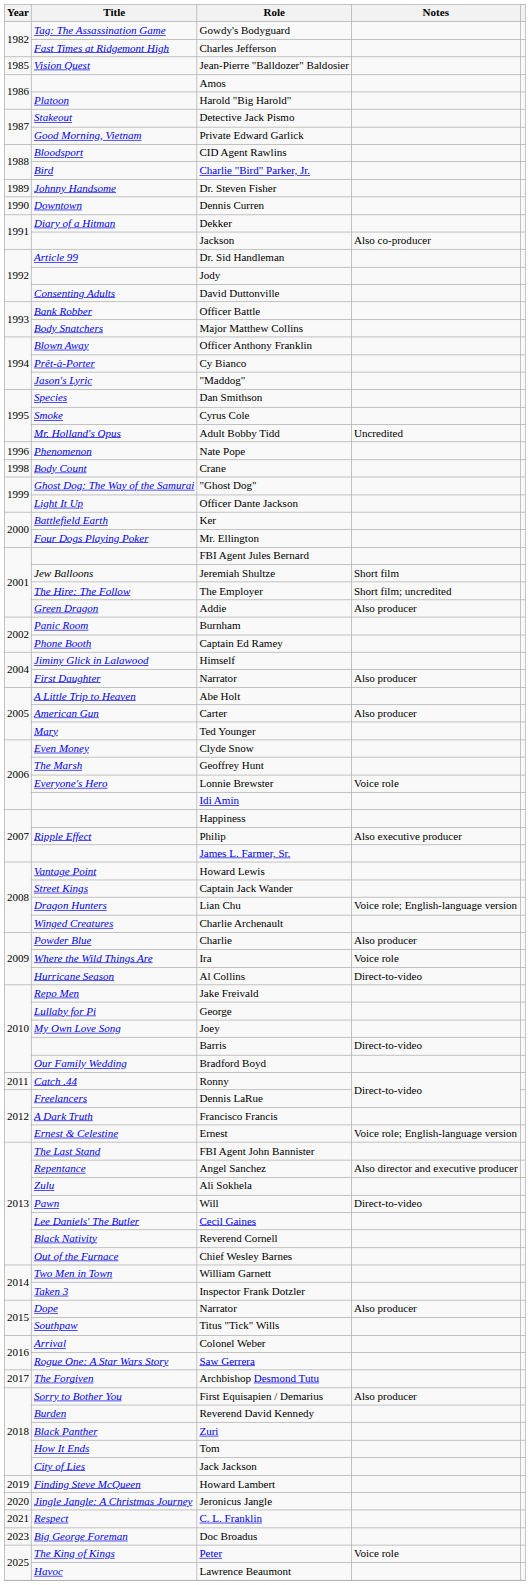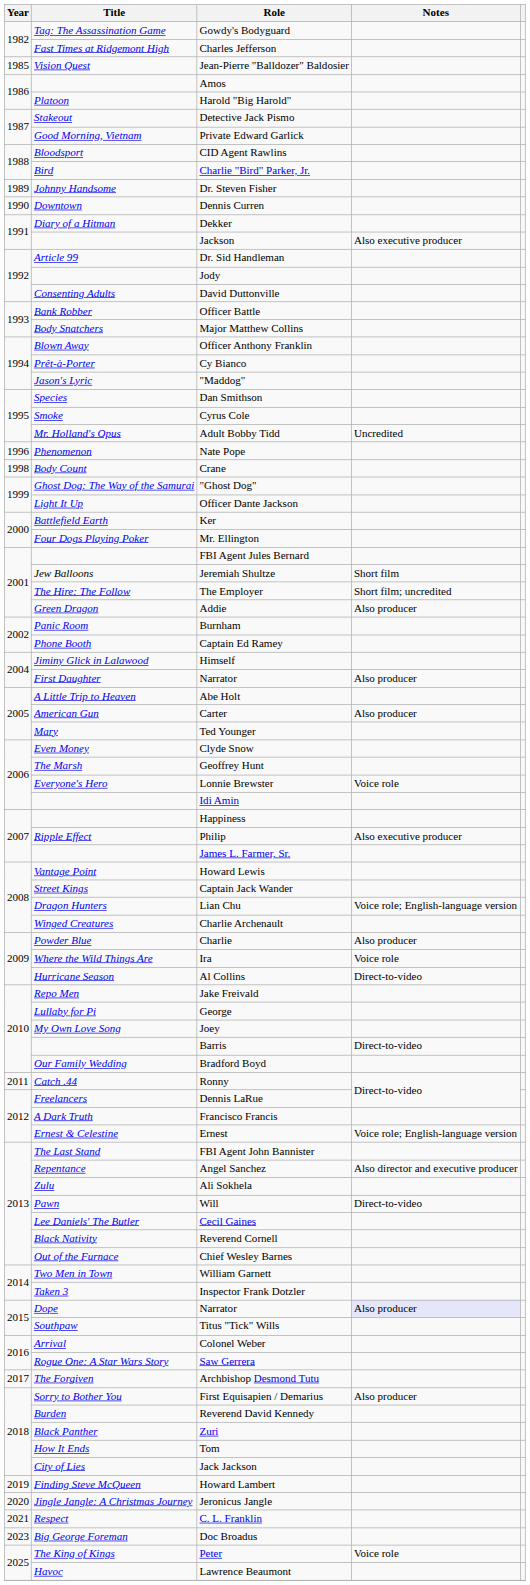(392, 240) Also co-producer -> (408, 240) Also executive producer
(385, 1308) no background -> (385, 1308) lavender background
